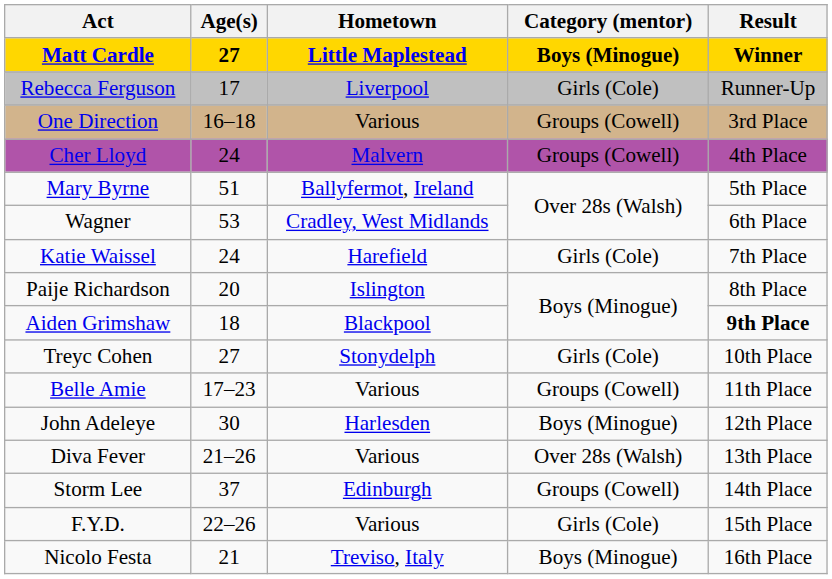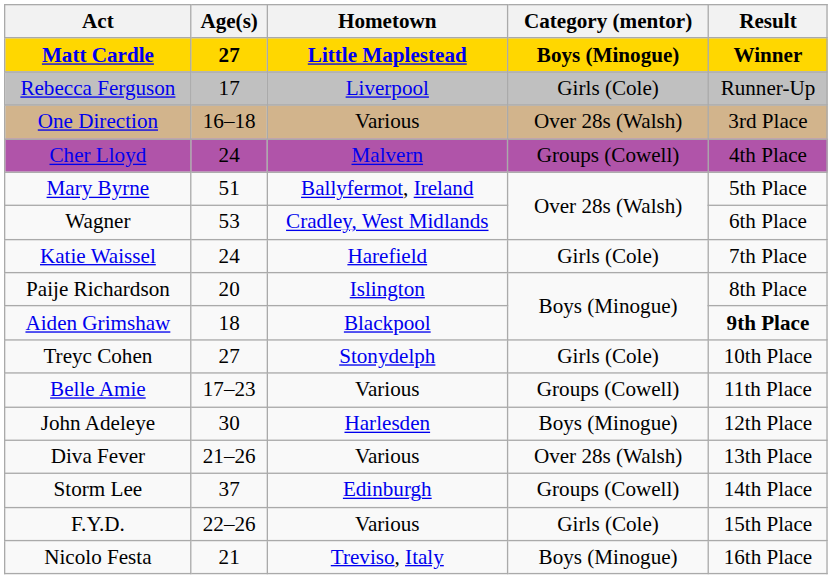(608, 121) Groups (Cowell) -> (608, 121) Over 28s (Walsh)
